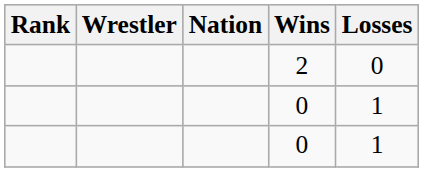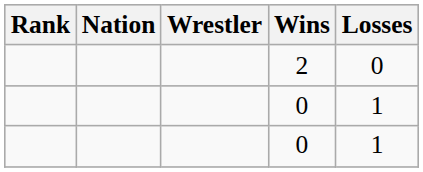columns swapped: (129, 24) <-> (225, 24)
